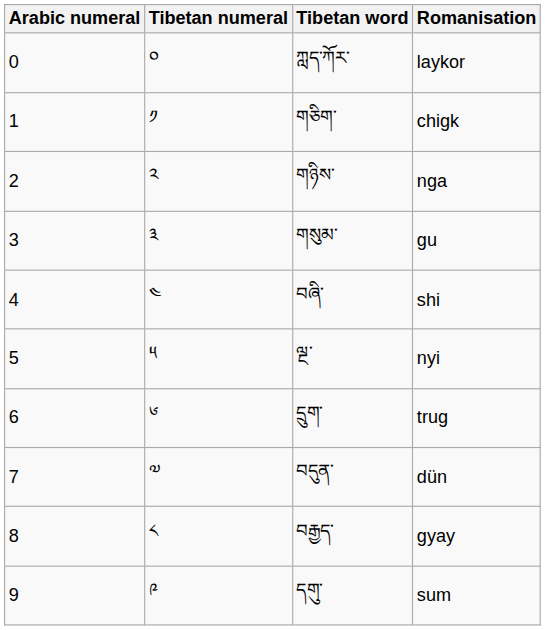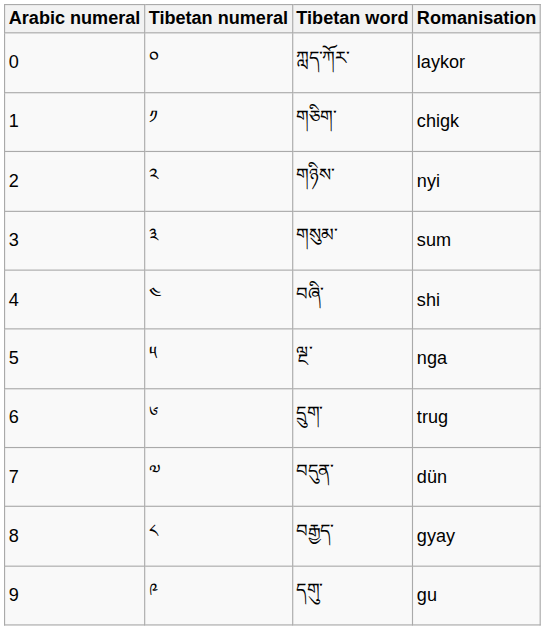(432, 181) nga -> (428, 181) nyi
(427, 240) gu -> (434, 240) sum
(428, 358) nyi -> (432, 358) nga
(434, 595) sum -> (427, 595) gu
